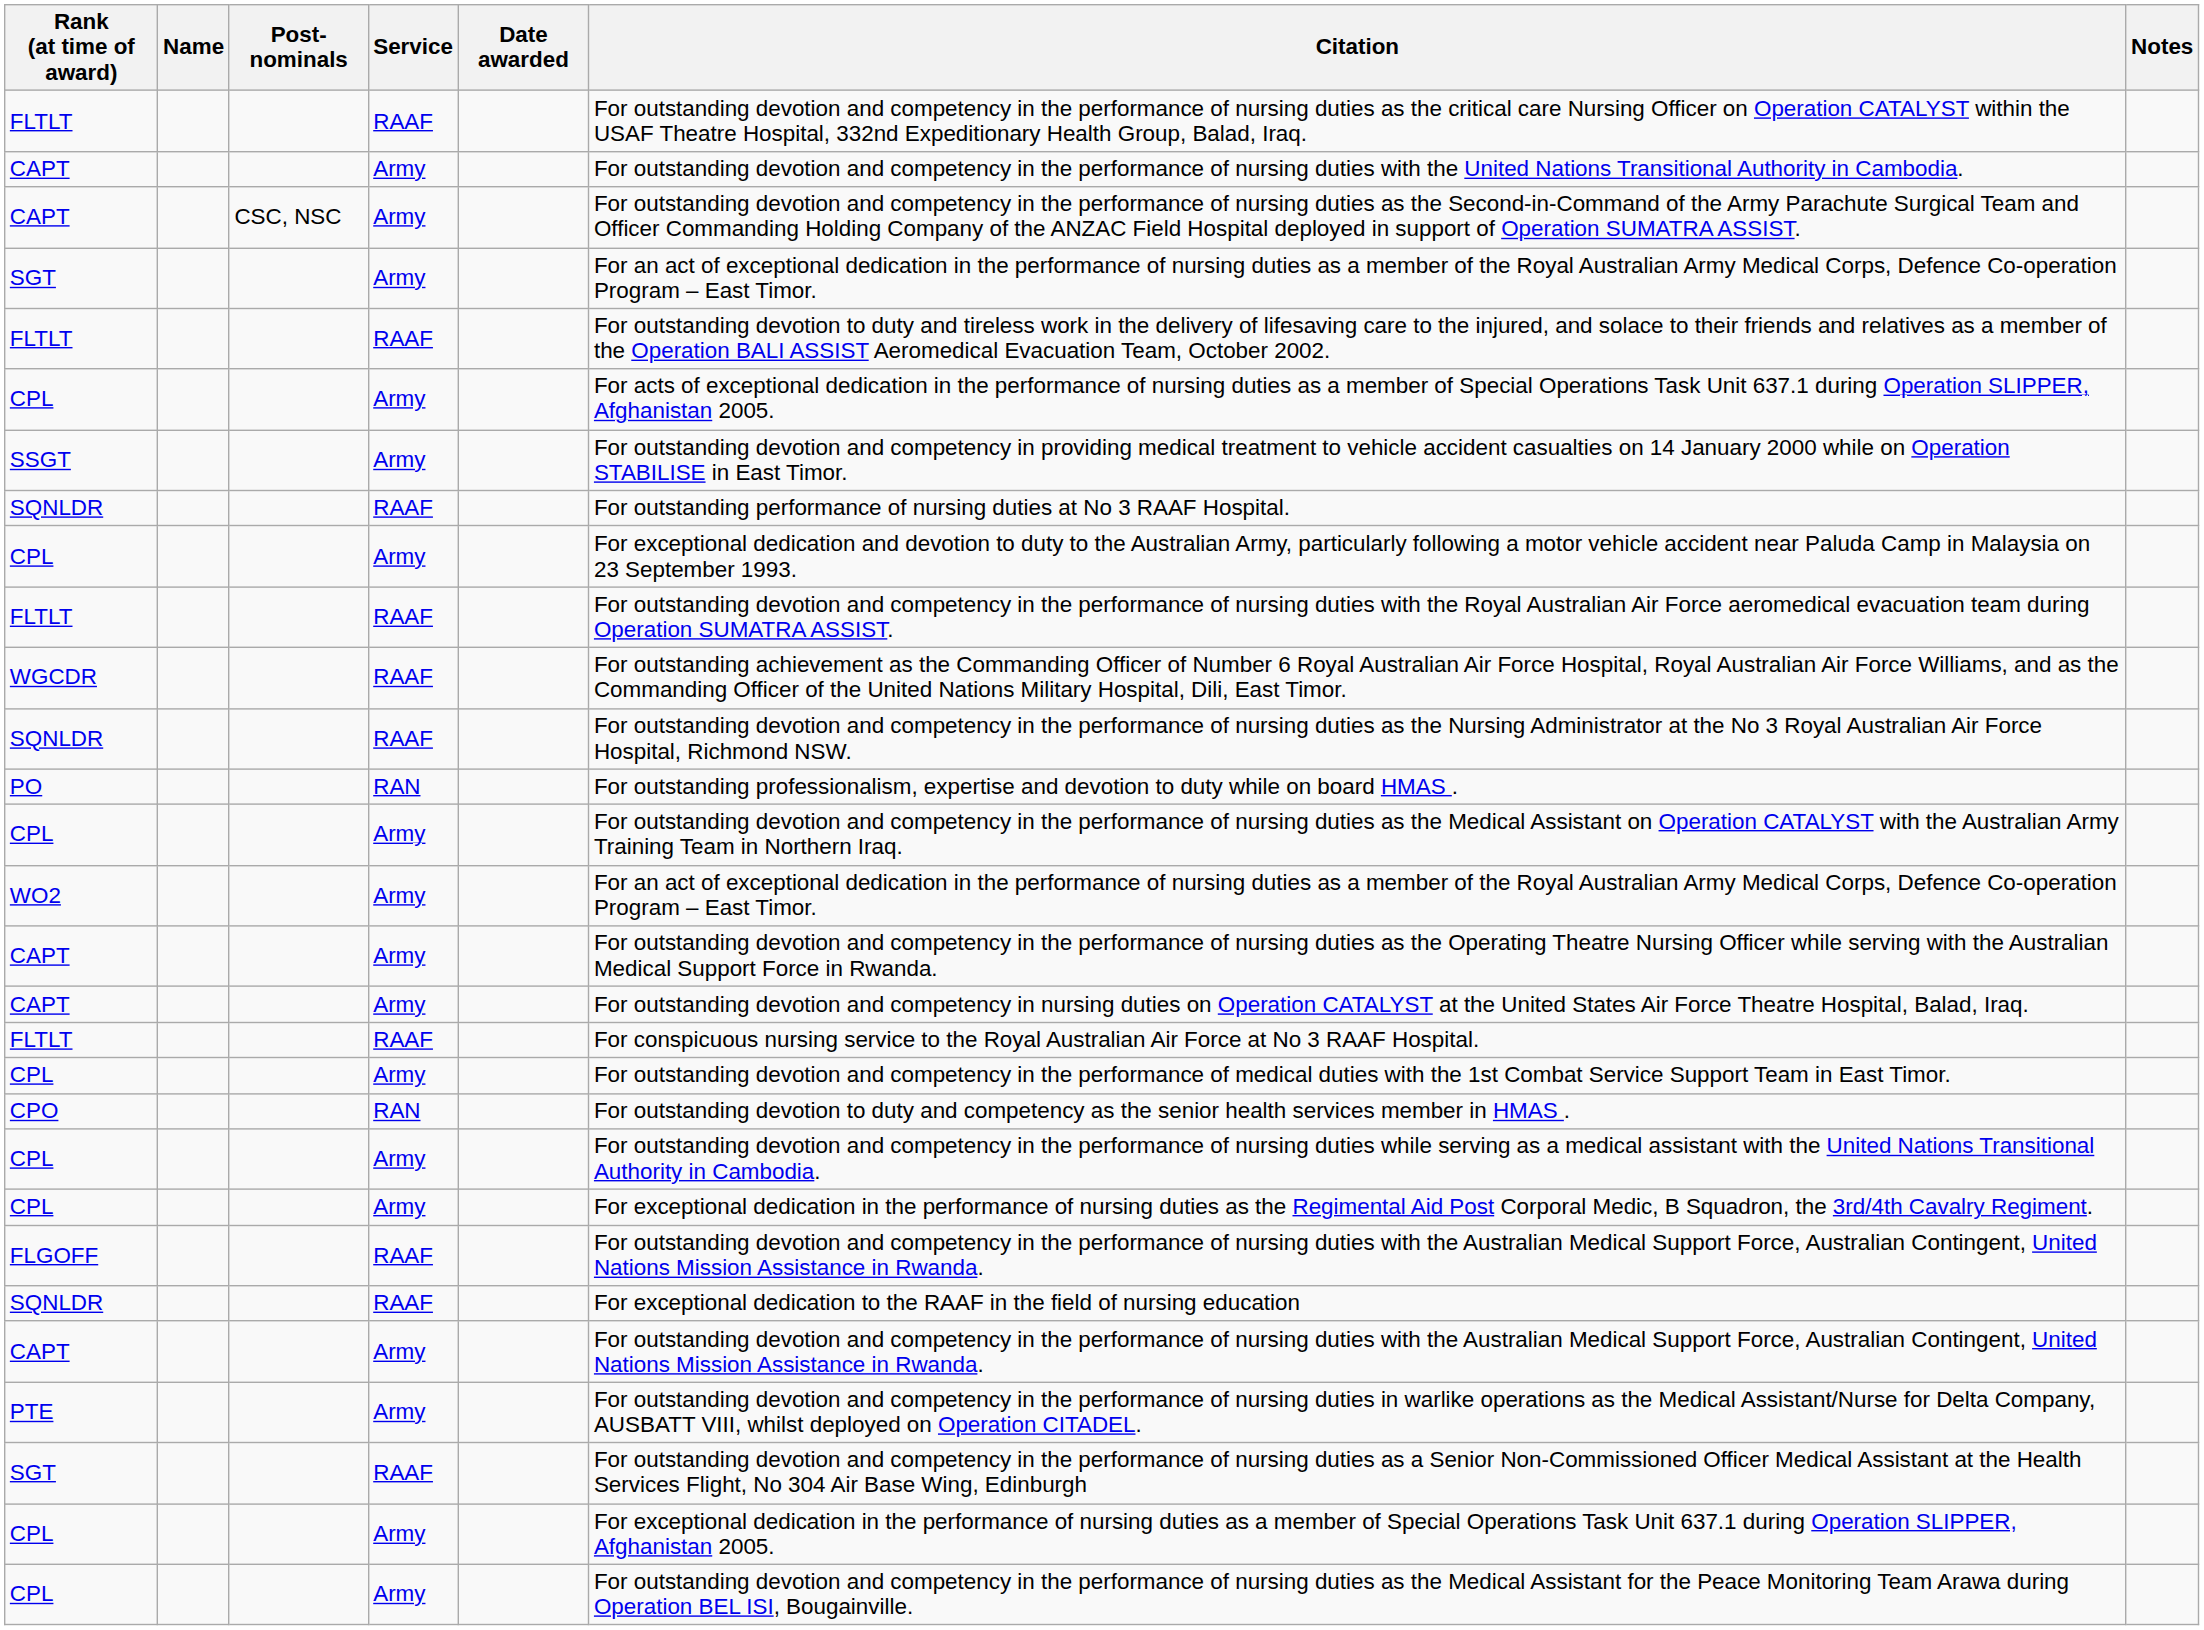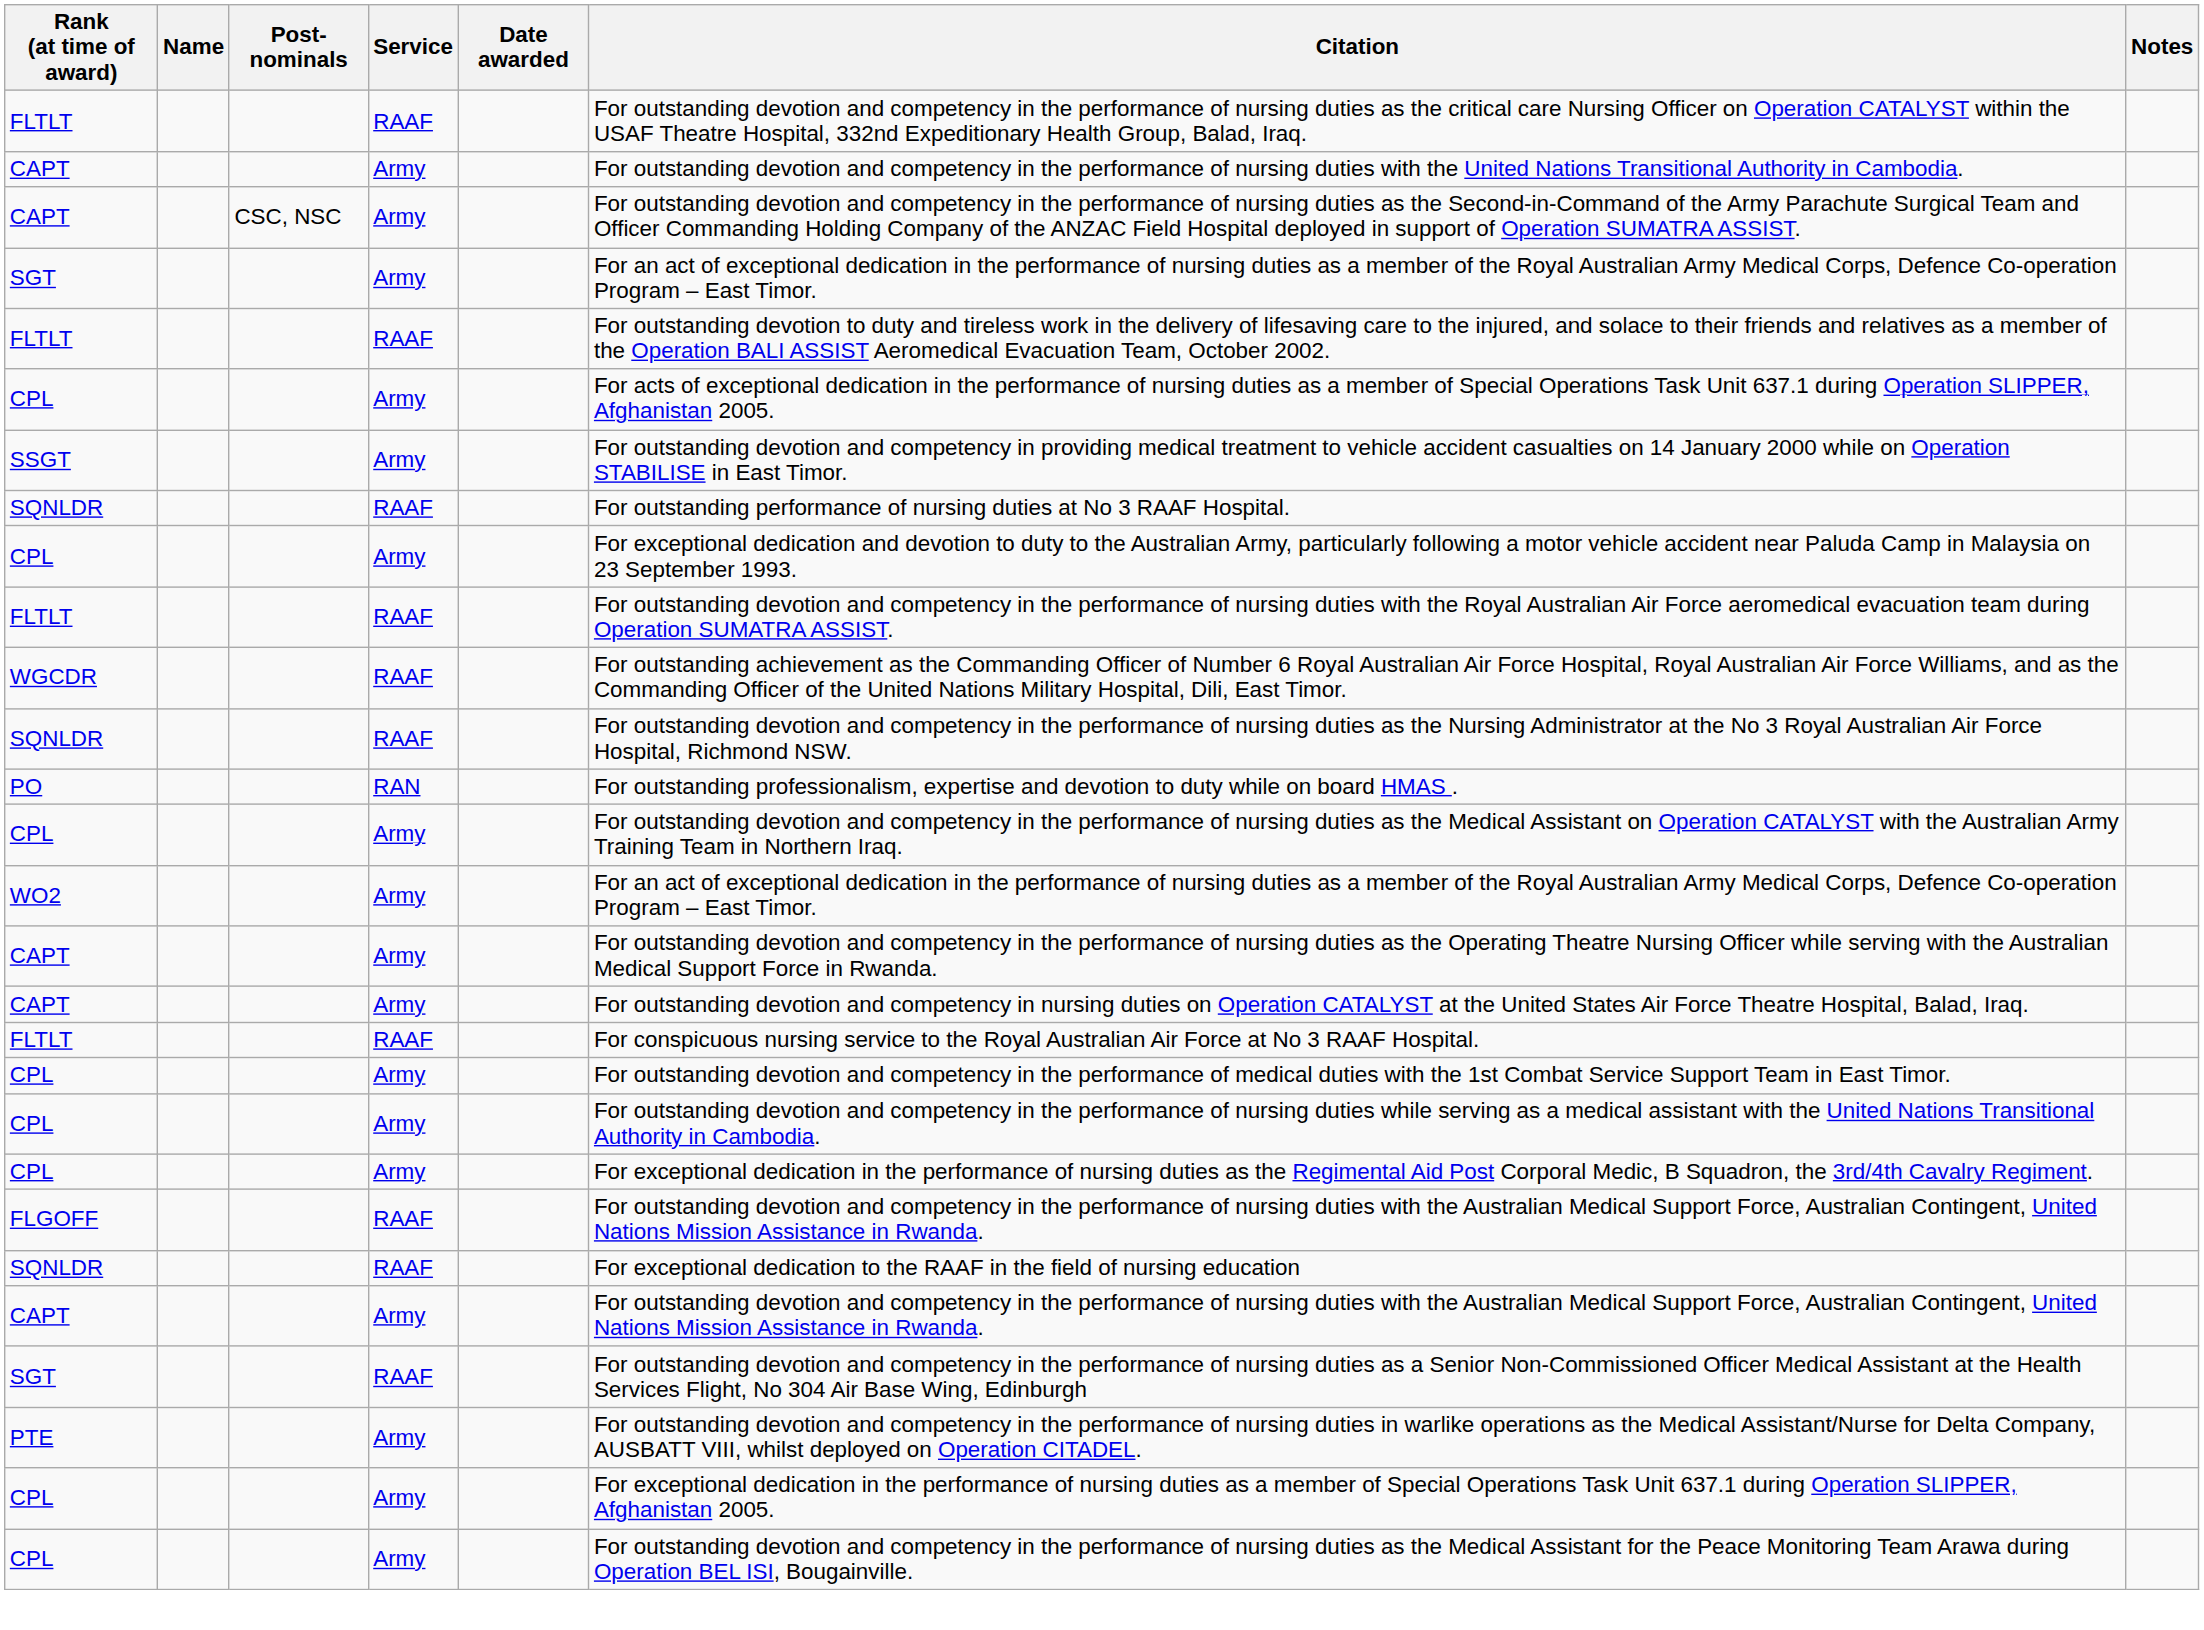- row: (34, 1110)
rows swapped: (33, 1472) <-> (32, 1412)
